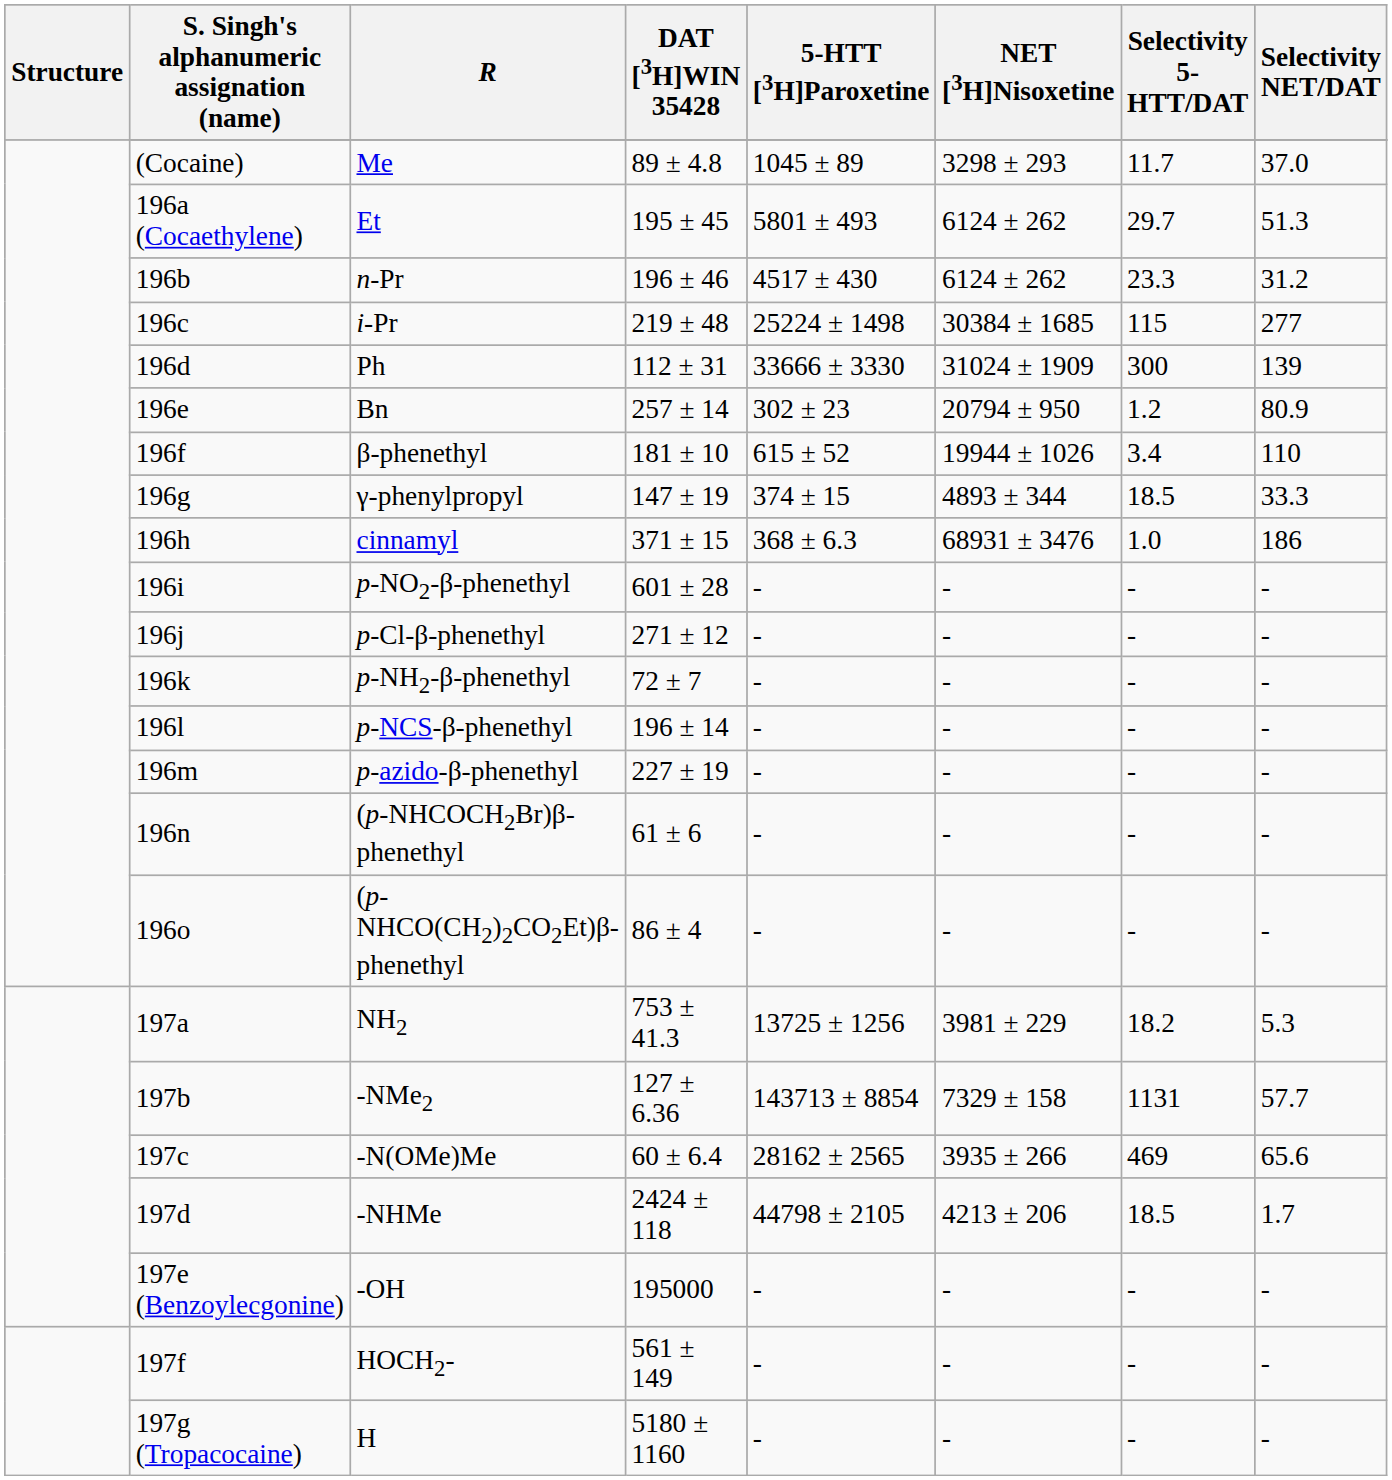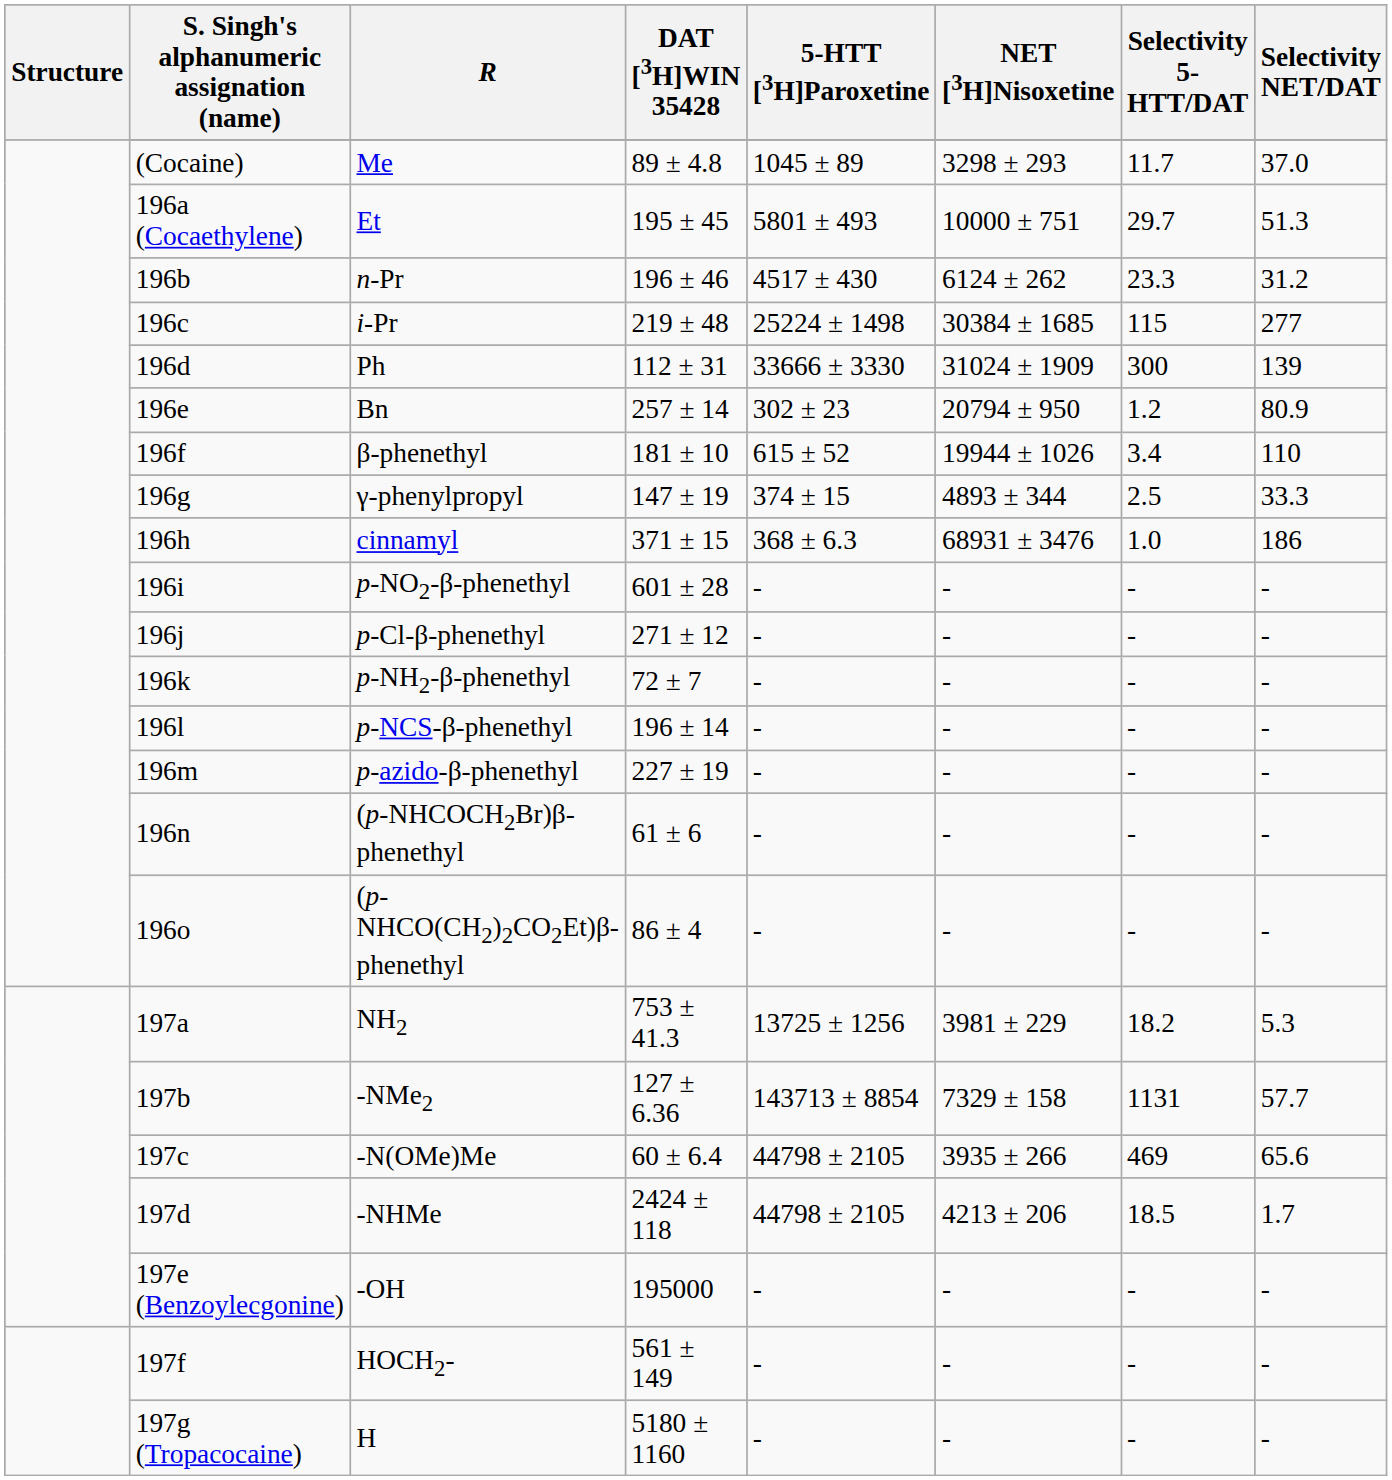(1004, 220) 6124 ± 262 -> (1011, 220) 10000 ± 751
(1151, 496) 18.5 -> (1144, 496) 2.5
(829, 1156) 28162 ± 2565 -> (829, 1156) 44798 ± 2105
